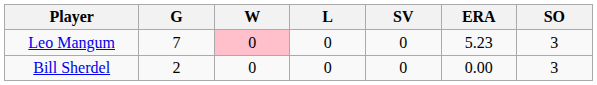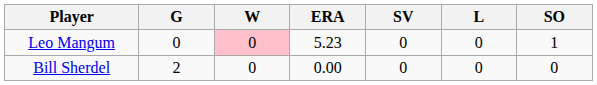columns swapped: (328, 17) <-> (479, 17)
(177, 42) 7 -> (177, 42) 0
(554, 42) 3 -> (554, 42) 1
(554, 67) 3 -> (554, 67) 0
